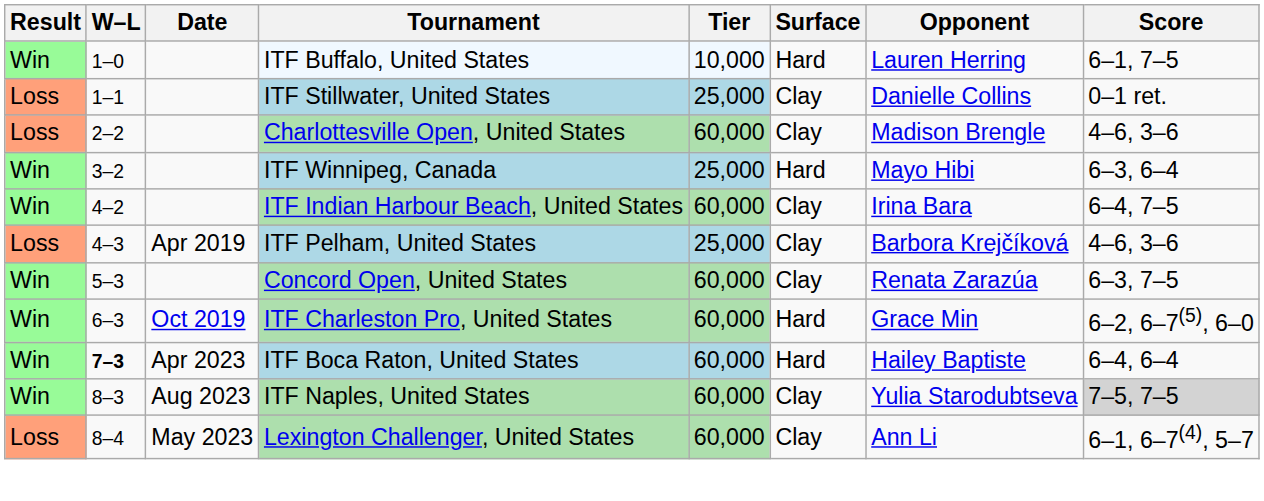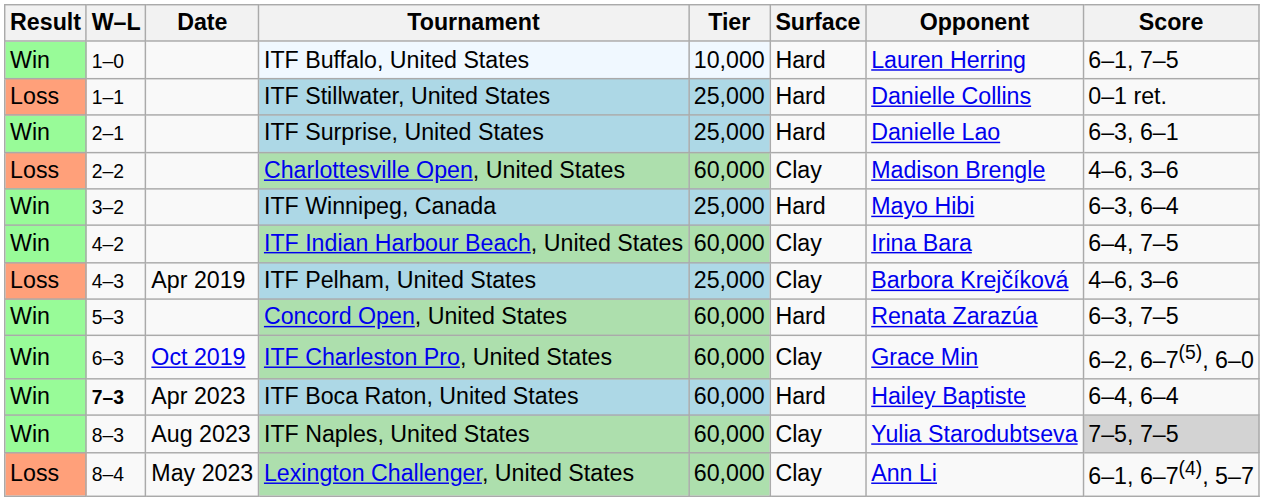(799, 96) Clay -> (801, 96) Hard
+ row: (404, 133)
(799, 280) Clay -> (801, 317) Hard
(801, 320) Hard -> (799, 357) Clay
